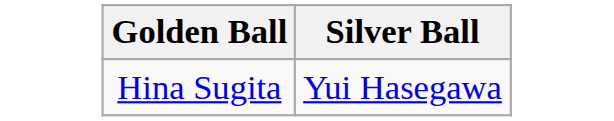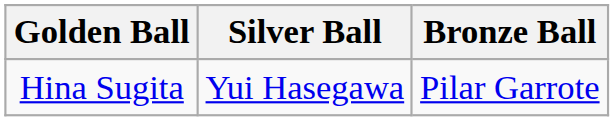+ column: (510, 31)
